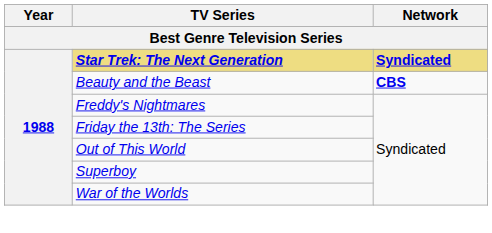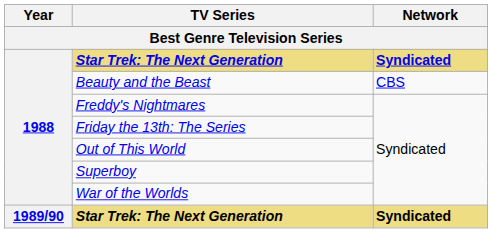(391, 82) bold -> (391, 82) normal
+ row: (38, 216)
